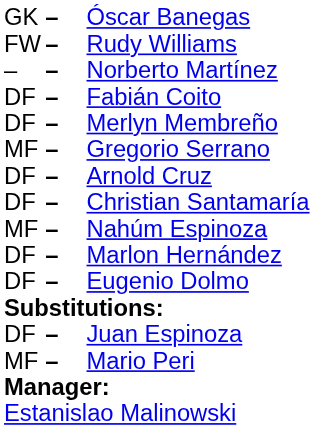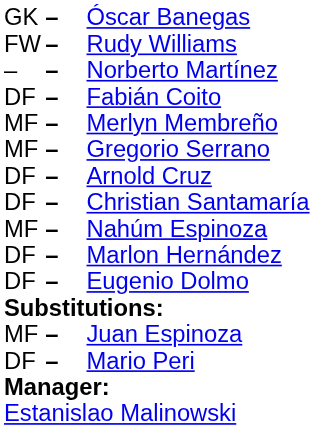(20, 123) DF -> (21, 123) MF
(20, 334) DF -> (21, 334) MF
(21, 360) MF -> (20, 360) DF
